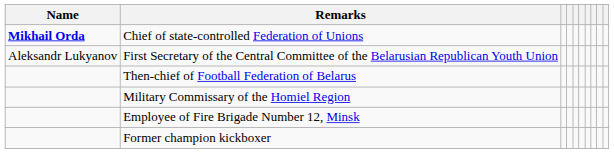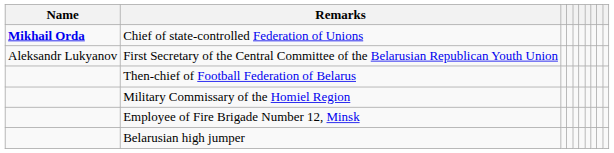- row: (197, 138)
+ row: (184, 138)
